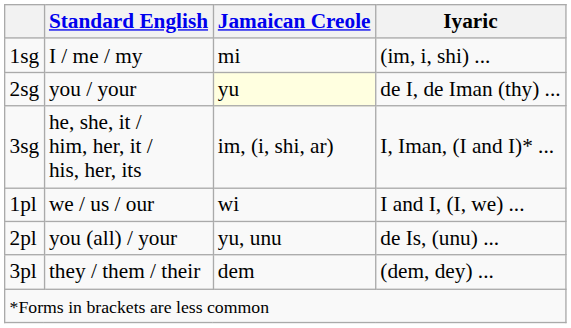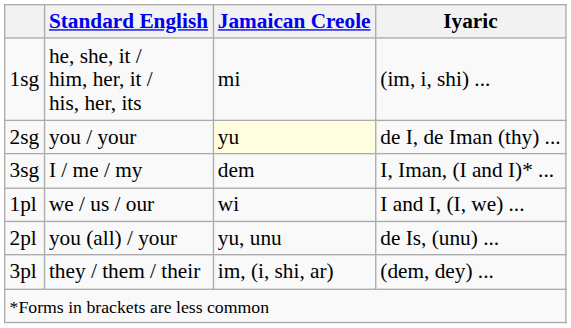(96, 55) I / me / my -> (101, 79) he, she, it / him, her, it / his, her, its
(101, 146) he, she, it / him, her, it / his, her, its -> (96, 170) I / me / my
(276, 146) im, (i, shi, ar) -> (236, 170) dem
(236, 271) dem -> (276, 271) im, (i, shi, ar)
